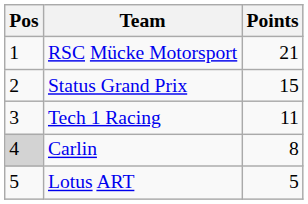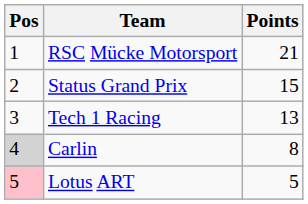(289, 117) 11 -> (289, 117) 13
(14, 181) no background -> (14, 181) pink background
